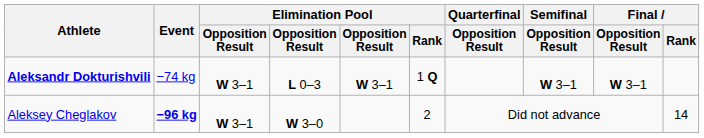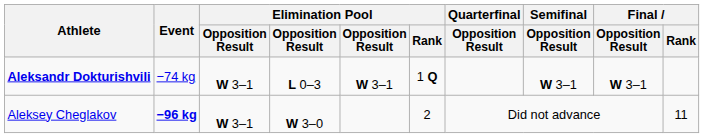(681, 114) 14 -> (681, 114) 11
